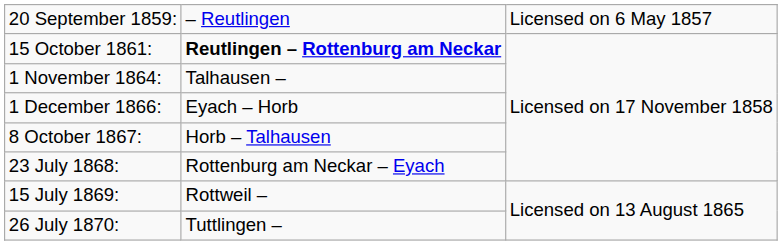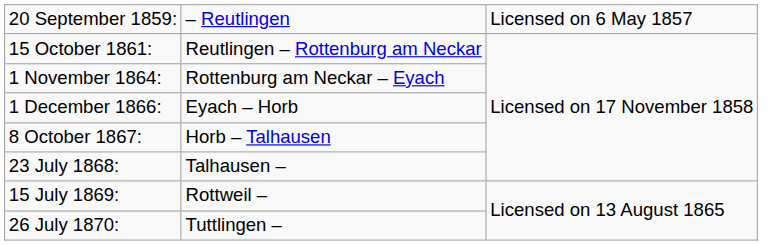(343, 48) bold -> (334, 48) normal
(236, 78) Talhausen – -> (315, 78) Rottenburg am Neckar – Eyach
(315, 166) Rottenburg am Neckar – Eyach -> (236, 166) Talhausen –
